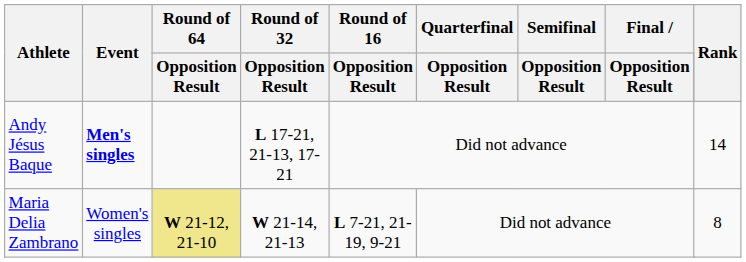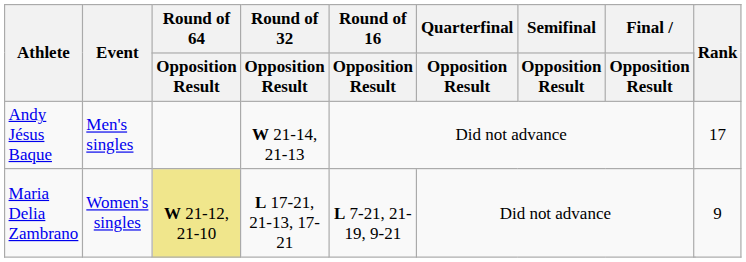(110, 145) bold -> (110, 135) normal
(285, 155) L 17-21, 21-13, 17-21 -> (285, 145) W 21-14, 21-13
(718, 145) 14 -> (718, 135) 17
(285, 233) W 21-14, 21-13 -> (285, 223) L 17-21, 21-13, 17-21
(718, 223) 8 -> (718, 213) 9
